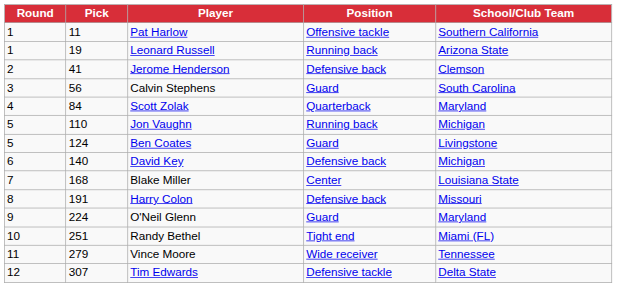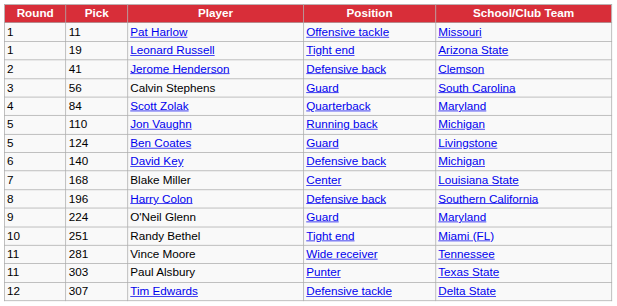(488, 32) Southern California -> (460, 32) Missouri
(342, 50) Running back -> (330, 50) Tight end
(78, 198) 191 -> (78, 198) 196
(460, 198) Missouri -> (488, 198) Southern California
(78, 254) 279 -> (78, 254) 281
+ row: (163, 273)
